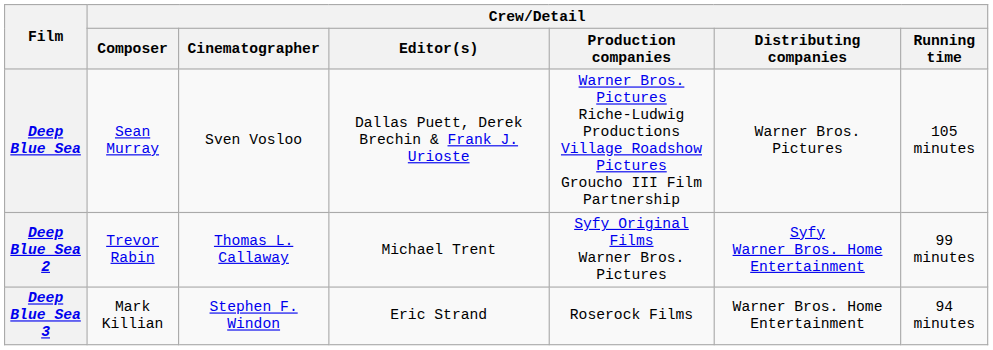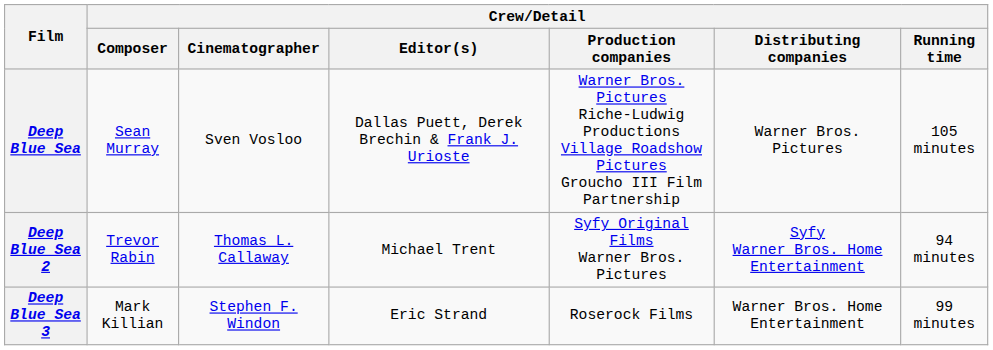(944, 249) 99 minutes -> (944, 249) 94 minutes
(944, 316) 94 minutes -> (944, 316) 99 minutes
